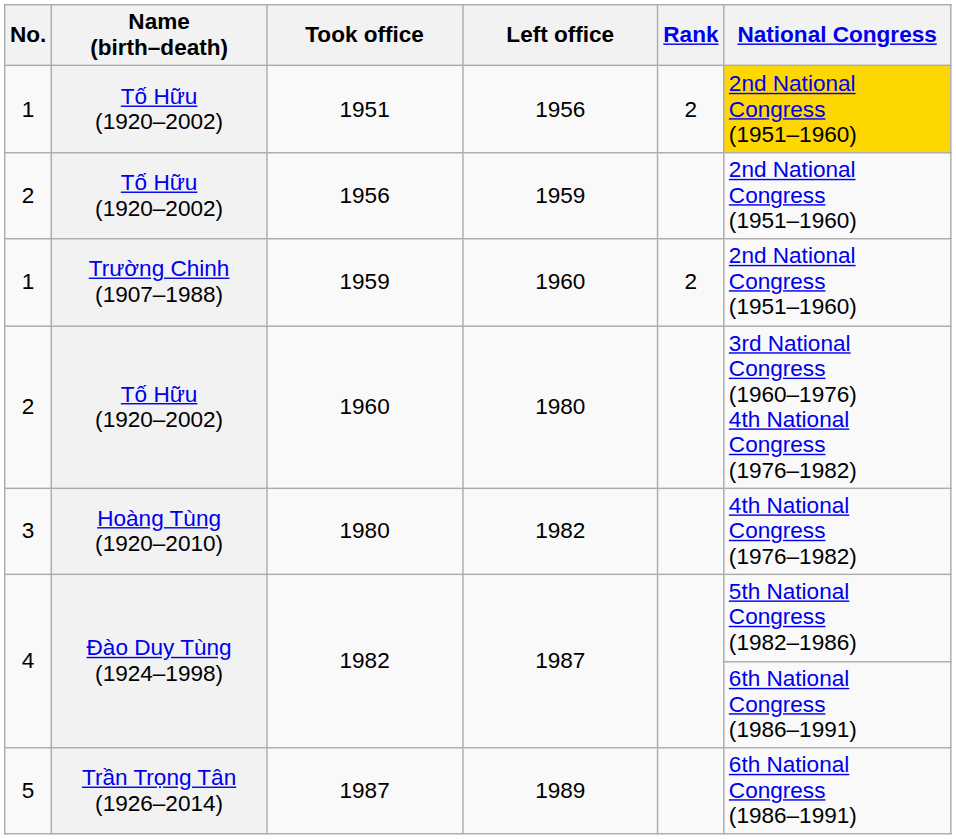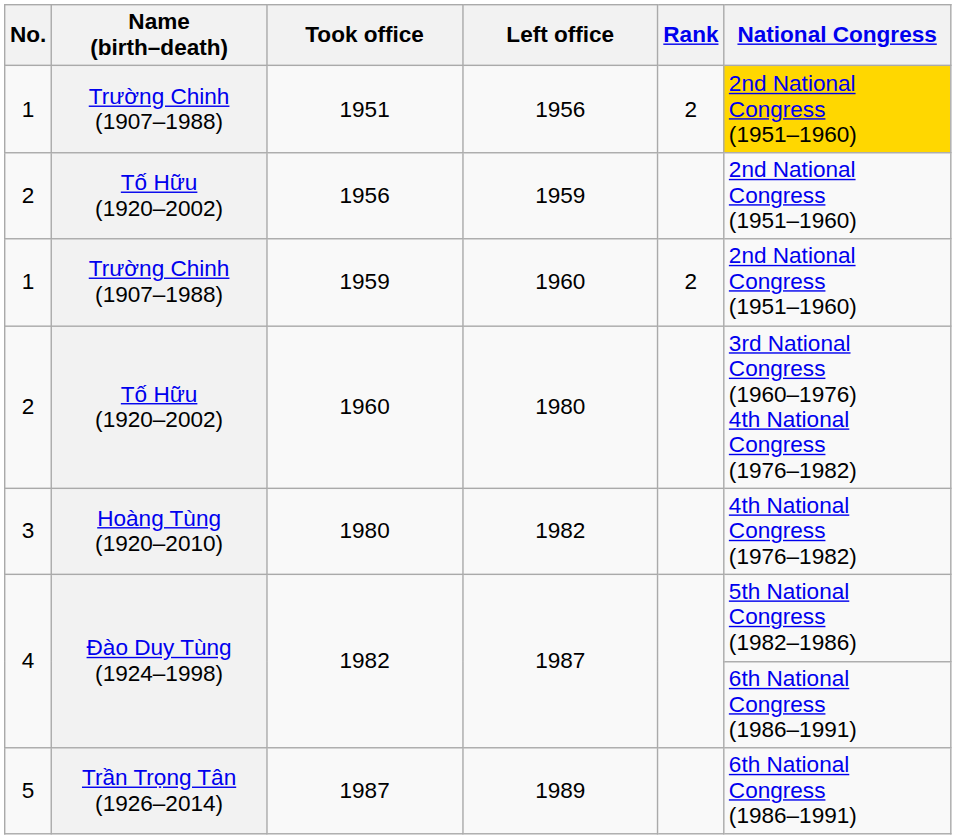(159, 108) Tố Hữu (1920–2002) -> (159, 108) Trường Chinh (1907–1988)
